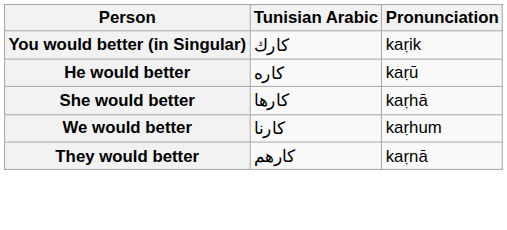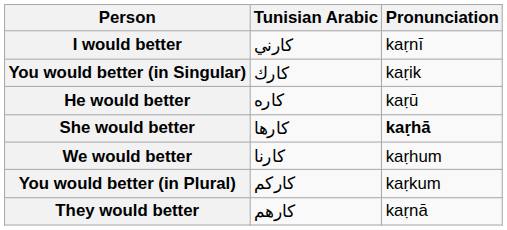+ row: (127, 44)
(407, 100) normal -> (408, 128) bold
+ row: (127, 183)
